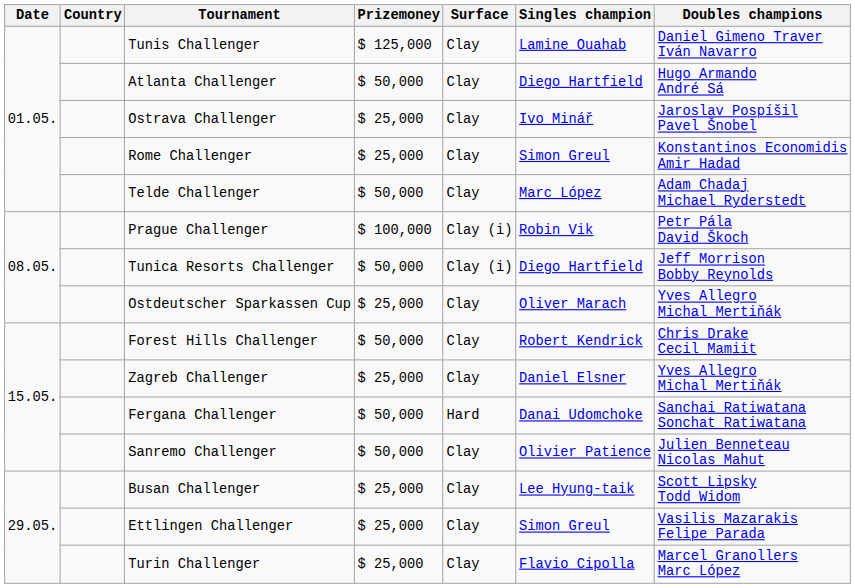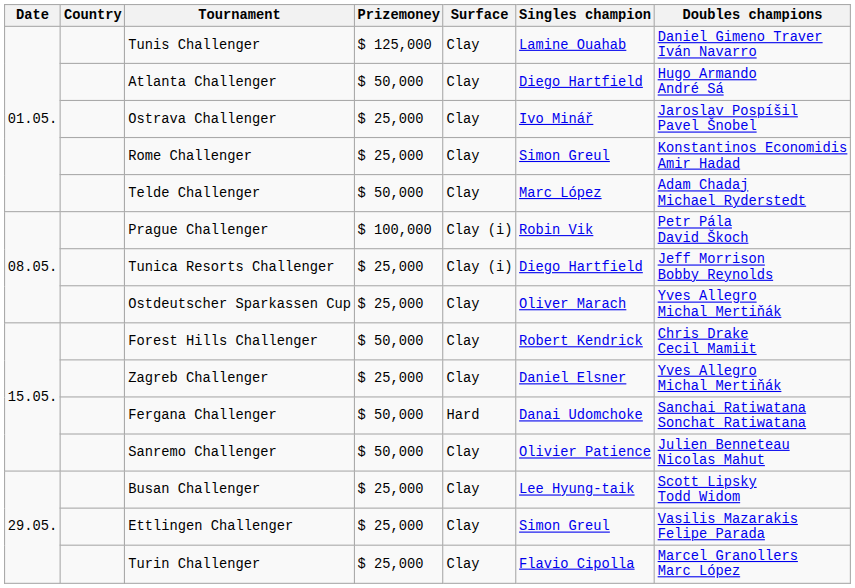(390, 267) $ 50,000 -> (390, 267) $ 25,000
